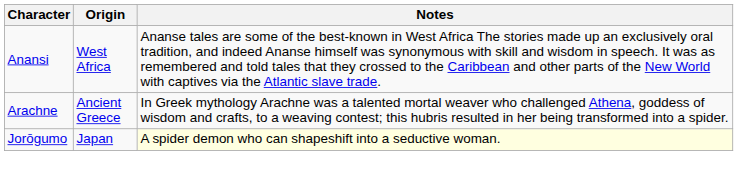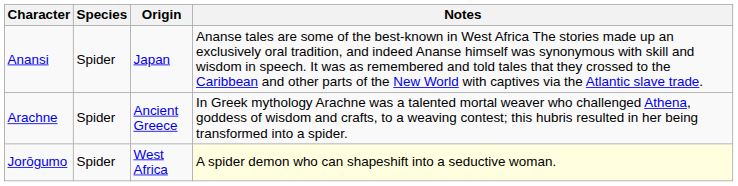+ column: (102, 15)
(94, 59) West Africa -> (152, 59) Japan
(95, 139) Japan -> (151, 162) West Africa
